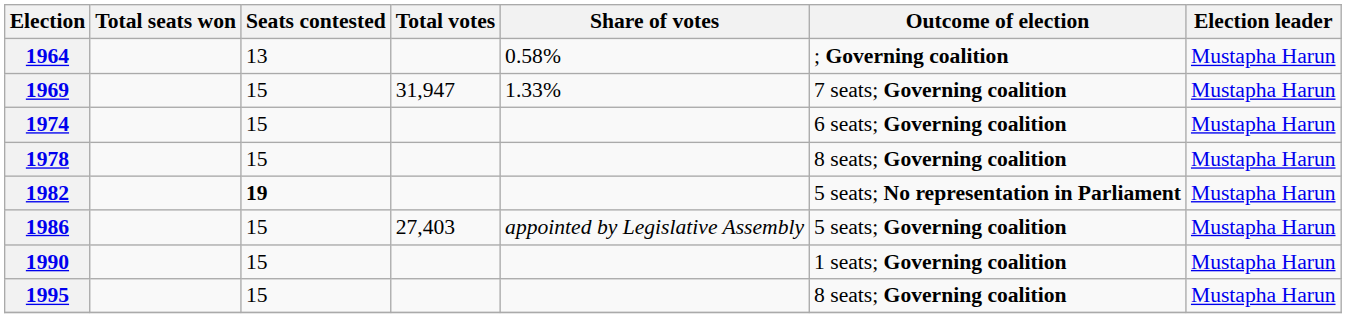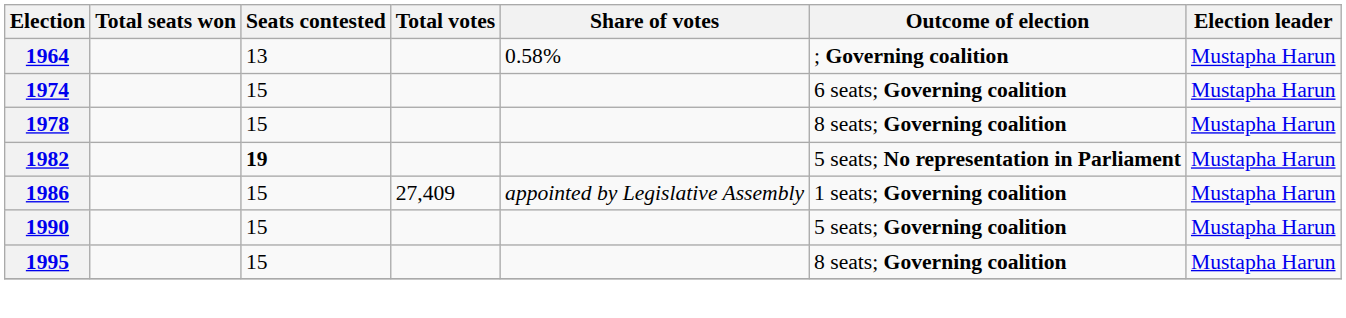- row: (47, 90)
(425, 227) 27,403 -> (425, 192) 27,409
(940, 227) 5 seats; Governing coalition -> (940, 192) 1 seats; Governing coalition
(940, 261) 1 seats; Governing coalition -> (940, 227) 5 seats; Governing coalition
